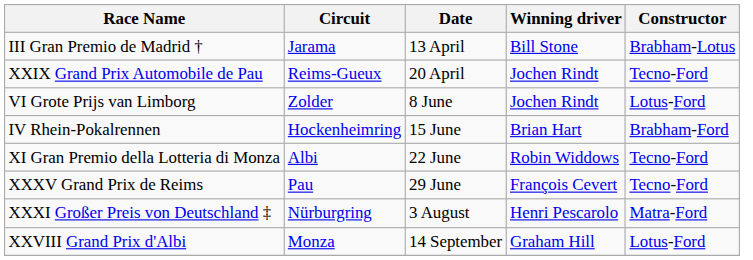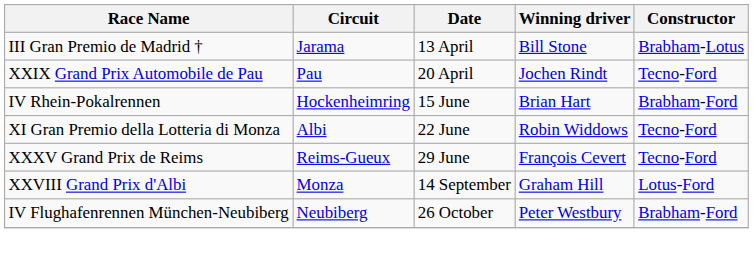(335, 74) Reims-Gueux -> (309, 74) Pau
- row: (102, 102)
(300, 185) Pau -> (343, 157) Reims-Gueux
- row: (140, 213)
+ row: (149, 213)
